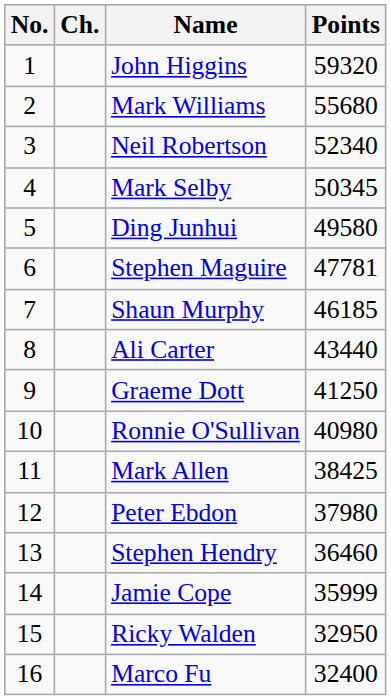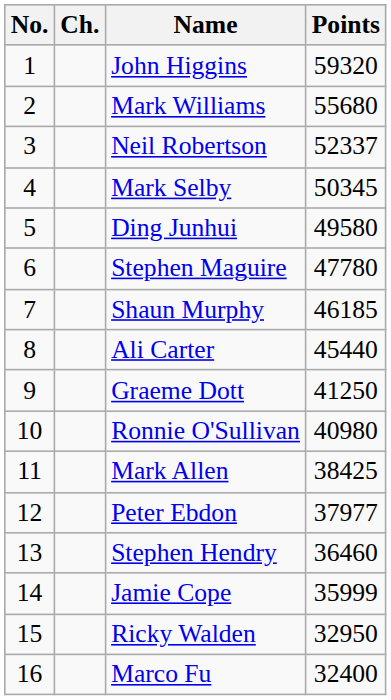(346, 146) 52340 -> (346, 146) 52337
(346, 268) 47781 -> (346, 268) 47780
(346, 349) 43440 -> (346, 349) 45440
(346, 512) 37980 -> (346, 512) 37977
